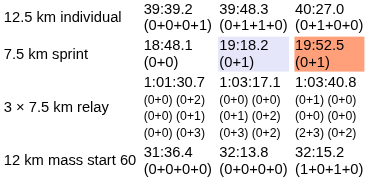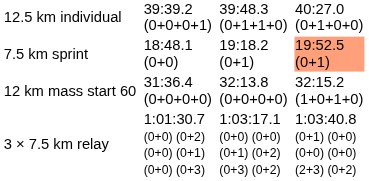(244, 54) lavender background -> (244, 54) no background
rows swapped: (70, 160) <-> (56, 107)
